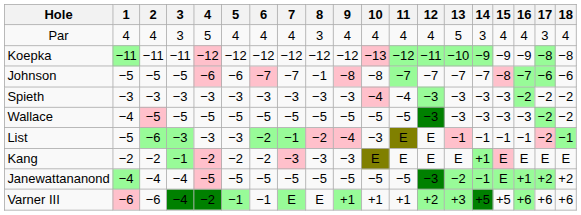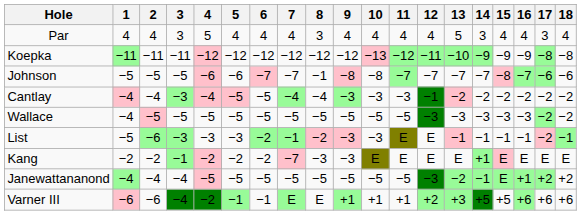+ row: (29, 96)
- row: (26, 96)
(347, 138) −4 -> (347, 138) −3
(292, 158) −3 -> (292, 158) −7
